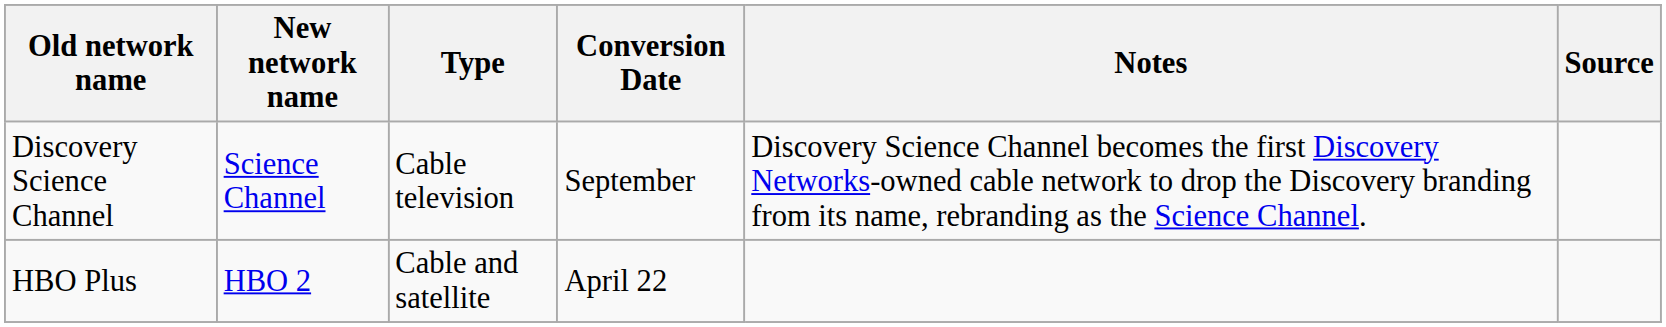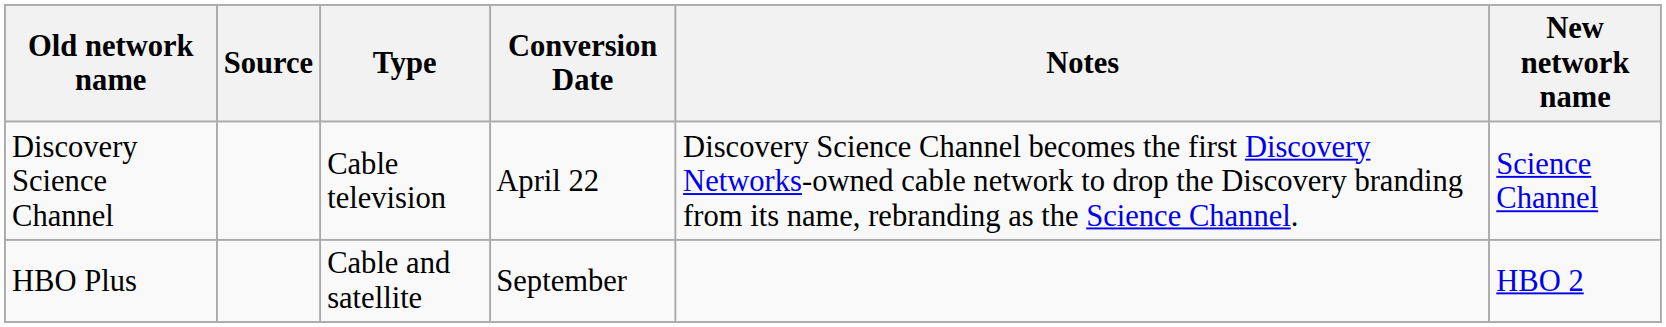columns swapped: (302, 63) <-> (1609, 63)
(630, 180) September -> (548, 180) April 22
(616, 280) April 22 -> (562, 280) September
